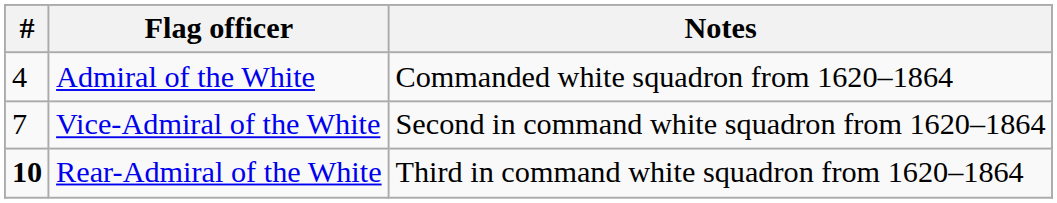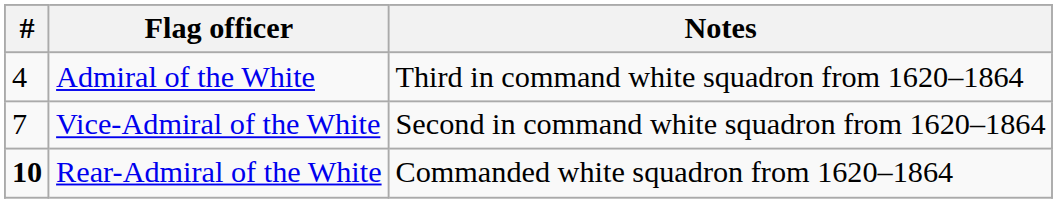(674, 76) Commanded white squadron from 1620–1864 -> (710, 76) Third in command white squadron from 1620–1864
(710, 172) Third in command white squadron from 1620–1864 -> (674, 172) Commanded white squadron from 1620–1864
